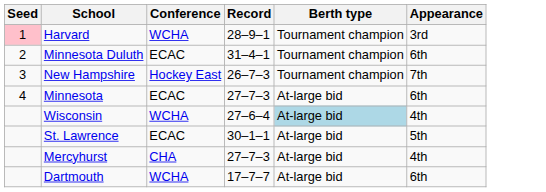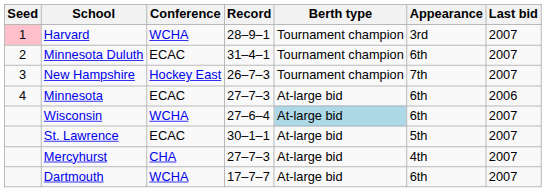+ column: (513, 14)
(419, 116) 4th -> (419, 116) 6th
